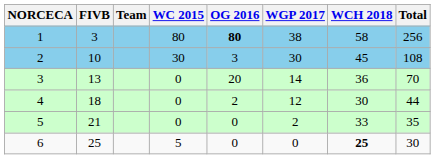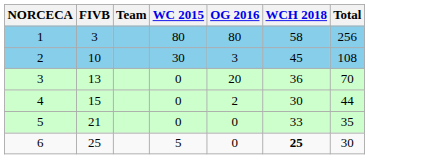- column: (295, 15)
(235, 36) bold -> (235, 36) normal
(95, 101) 18 -> (95, 101) 15
